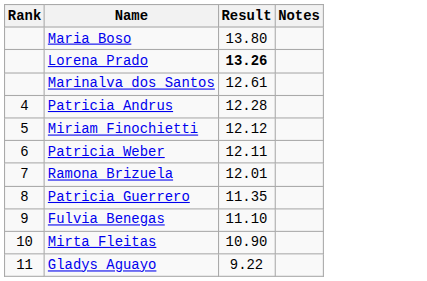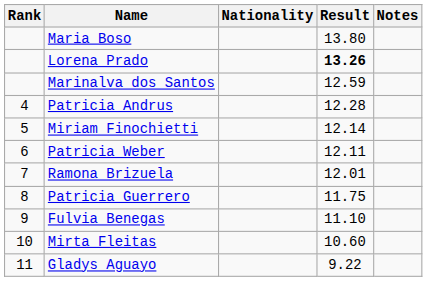+ column: (267, 16)
(246, 84) 12.61 -> (345, 84) 12.59
(246, 129) 12.12 -> (345, 129) 12.14
(246, 197) 11.35 -> (345, 197) 11.75
(246, 243) 10.90 -> (345, 243) 10.60
